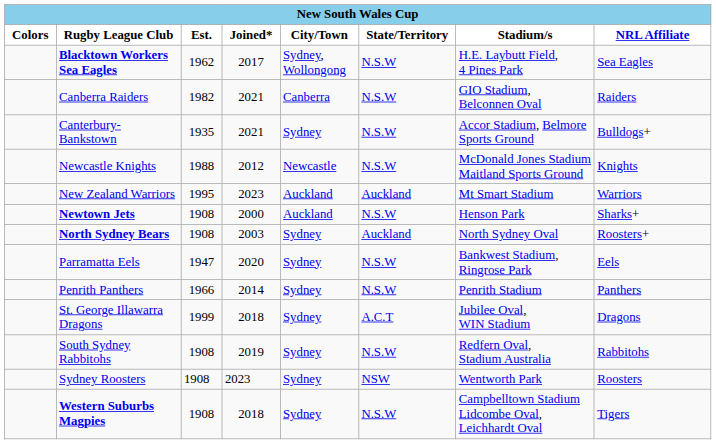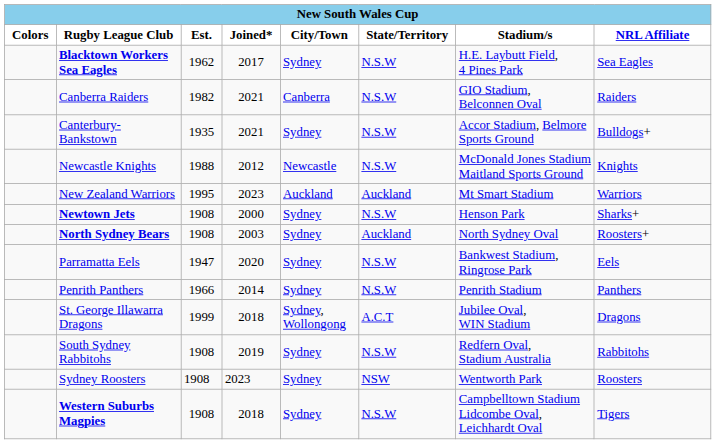(314, 62) Sydney, Wollongong -> (302, 62) Sydney
(308, 214) Auckland -> (302, 214) Sydney
(302, 317) Sydney -> (314, 317) Sydney, Wollongong
